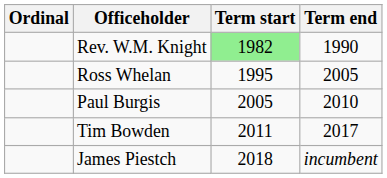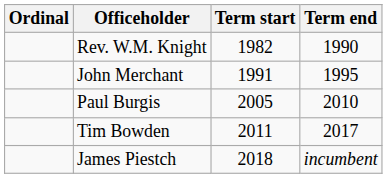(255, 46) lightgreen background -> (255, 46) no background
+ row: (130, 74)
- row: (124, 74)
